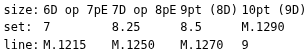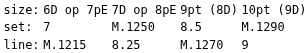(126, 27) 8.25 -> (133, 27) M.1250
(133, 45) M.1250 -> (126, 45) 8.25
